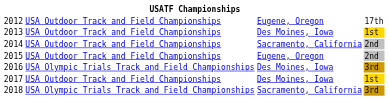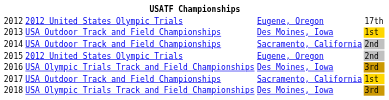(123, 21) USA Outdoor Track and Field Championships -> (104, 21) 2012 United States Olympic Trials
(123, 56) USA Outdoor Track and Field Championships -> (104, 56) 2012 United States Olympic Trials
(295, 79) Des Moines, Iowa -> (309, 79) Sacramento, California
(309, 91) Sacramento, California -> (295, 91) Des Moines, Iowa
